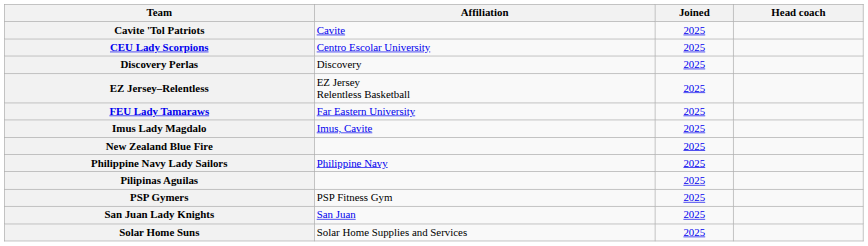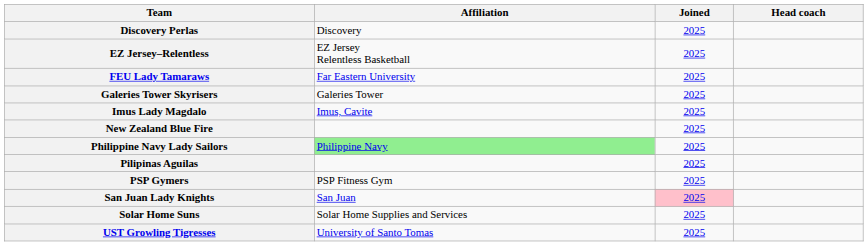- row: (159, 30)
- row: (159, 47)
+ row: (159, 94)
(352, 163) no background -> (352, 146) lightgreen background
(694, 215) no background -> (694, 197) pink background
+ row: (159, 232)
